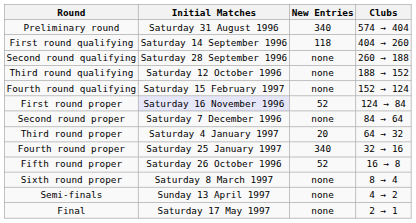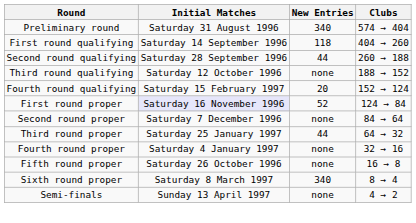(323, 58) none -> (323, 58) 44
(323, 88) none -> (323, 88) 20
(214, 134) Saturday 4 January 1997 -> (214, 134) Saturday 25 January 1997
(323, 134) 20 -> (323, 134) 44
(214, 149) Saturday 25 January 1997 -> (214, 149) Saturday 4 January 1997
(323, 149) 340 -> (323, 149) none
(323, 165) 52 -> (323, 165) none
(323, 180) none -> (323, 180) 340
- row: (71, 210)
